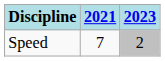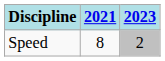(100, 42) 7 -> (100, 42) 8
